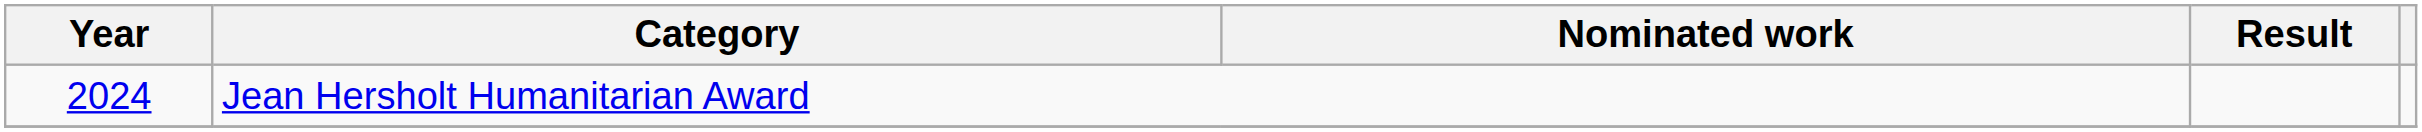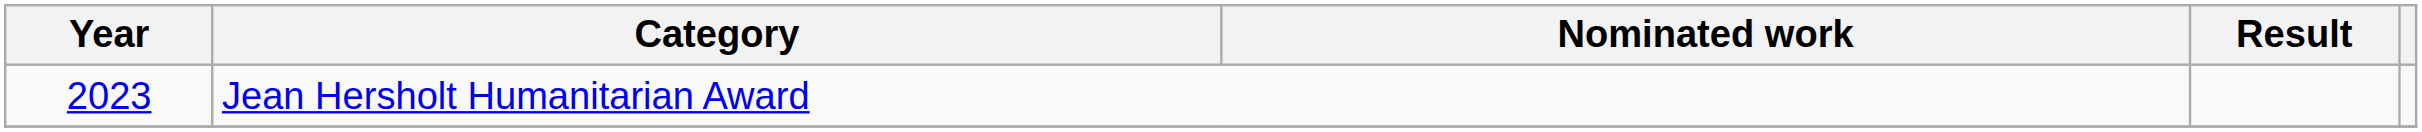(109, 95) 2024 -> (109, 95) 2023
